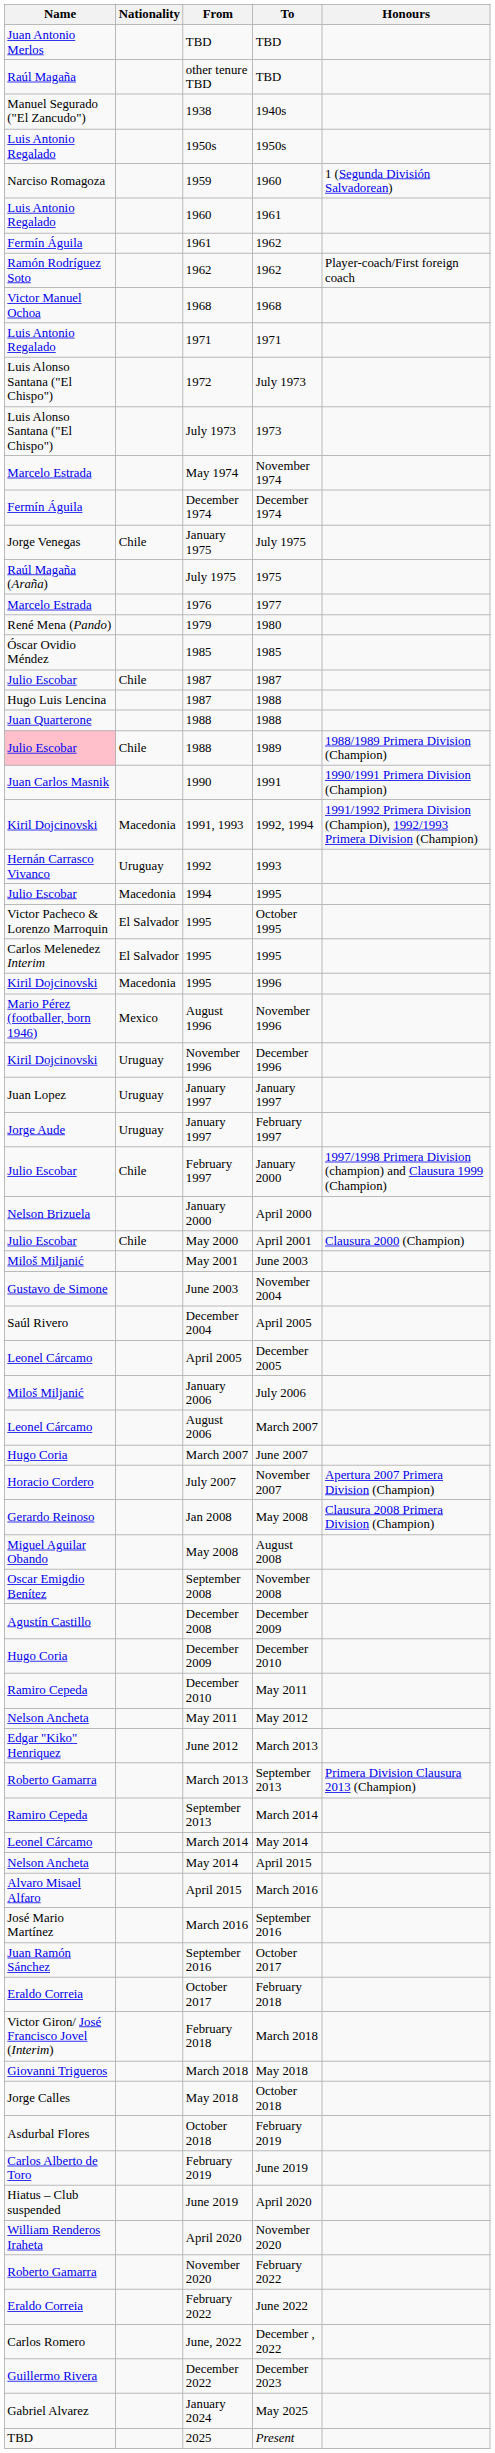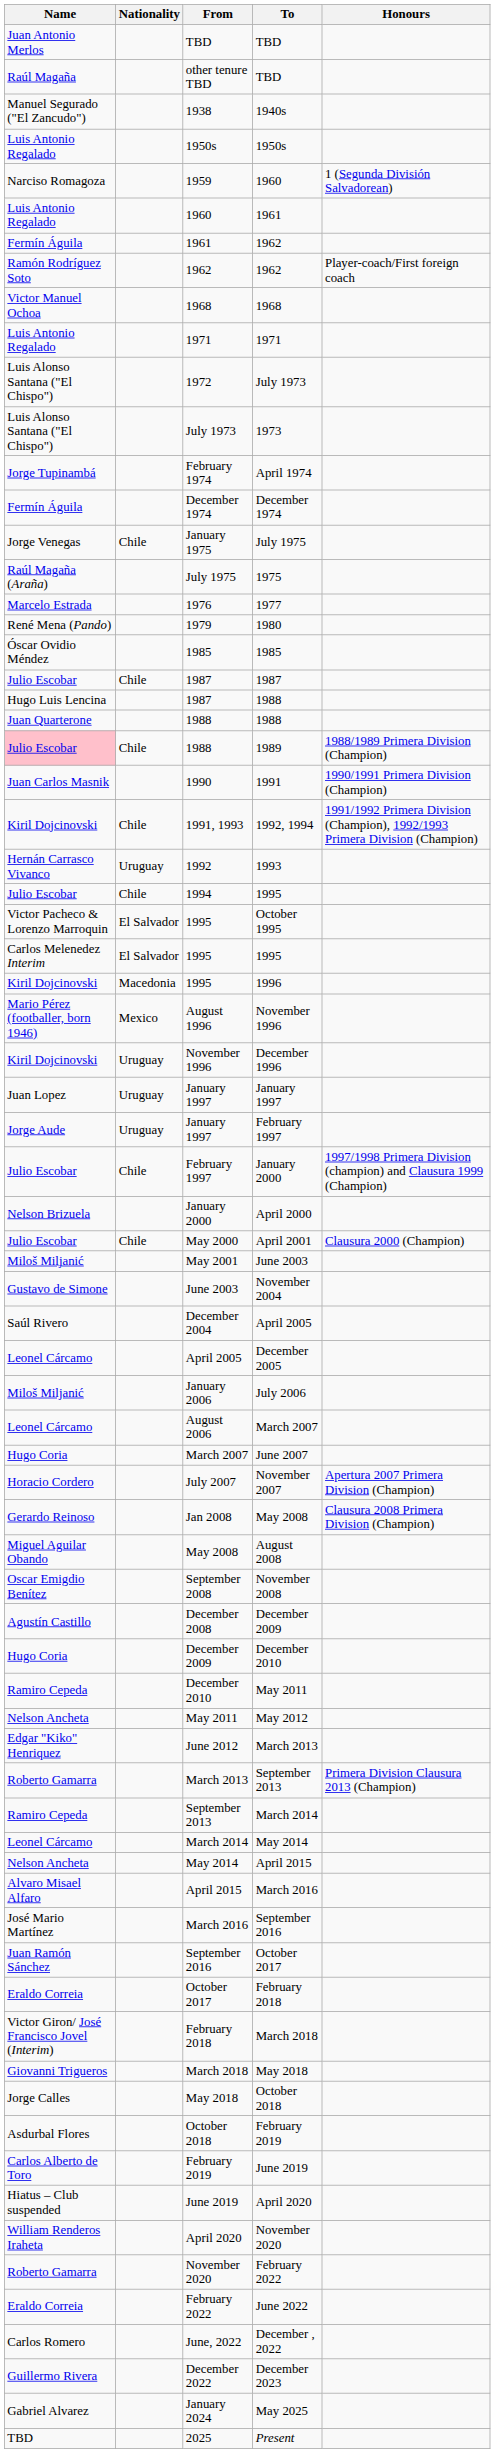+ row: (209, 472)
- row: (212, 472)
(147, 824) Macedonia -> (133, 824) Chile
(147, 893) Macedonia -> (133, 893) Chile
